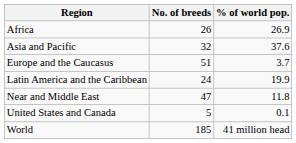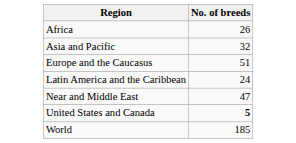- column: (253, 12)
(209, 113) normal -> (248, 113) bold
